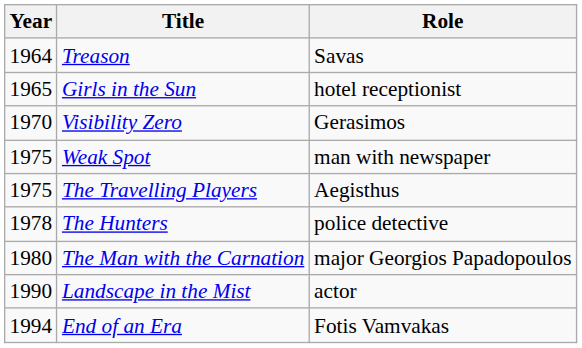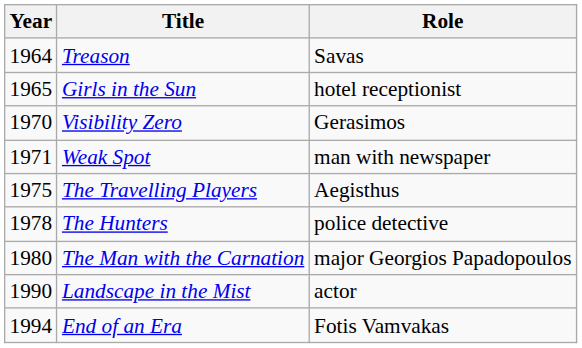(31, 156) 1975 -> (31, 156) 1971
